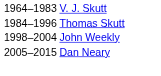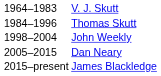+ row: (114, 67)
